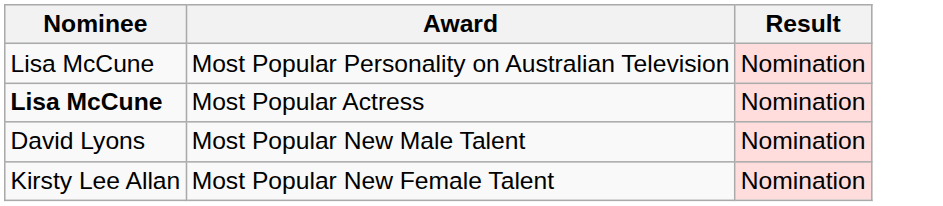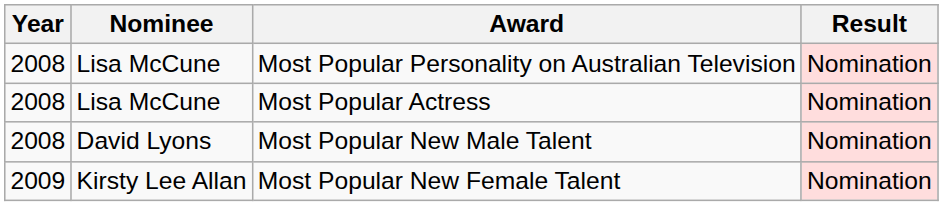+ column: (38, 24)
(86, 102) bold -> (149, 102) normal
